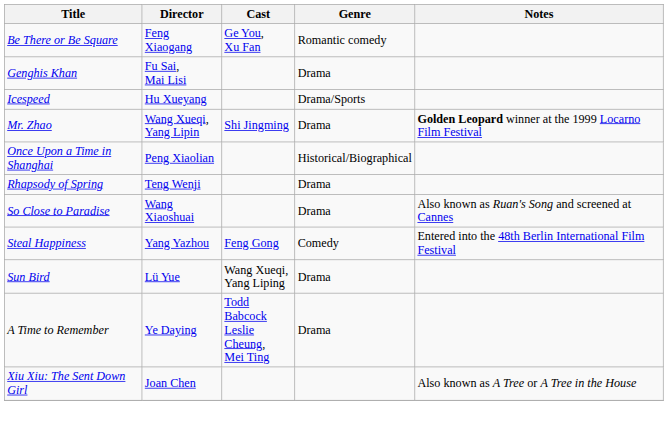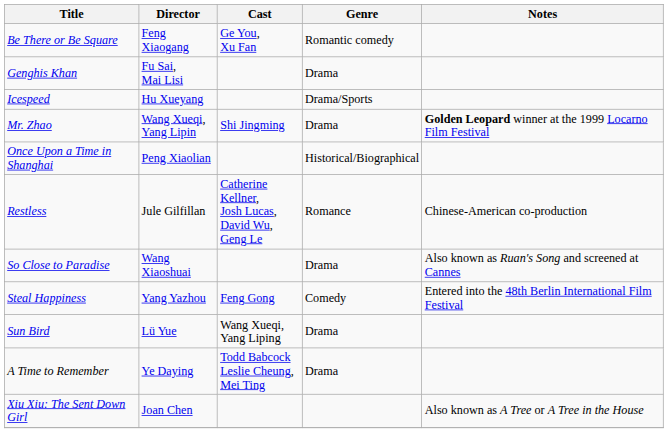+ row: (27, 211)
- row: (55, 184)
